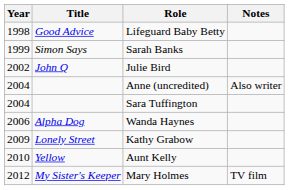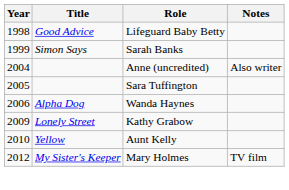- row: (148, 67)
(18, 103) 2004 -> (18, 85) 2005
